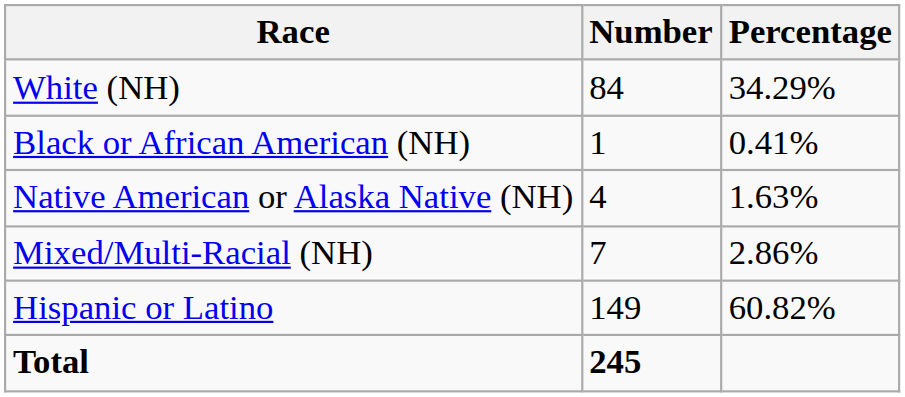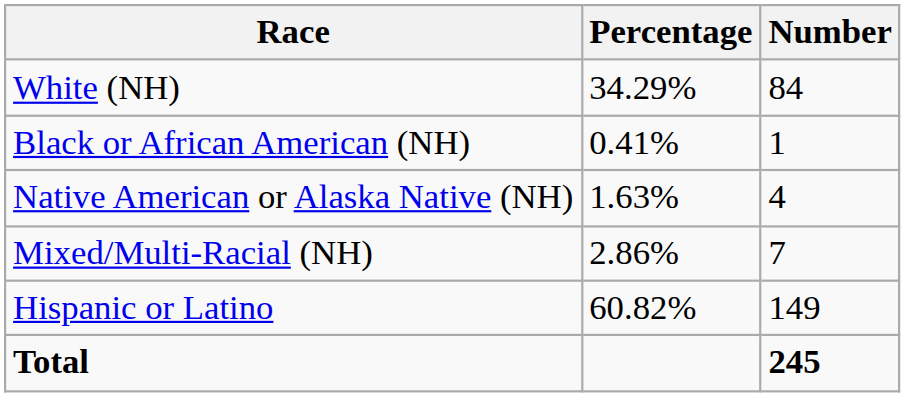columns swapped: (651, 32) <-> (810, 32)
